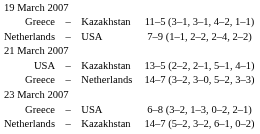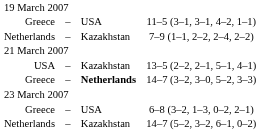(106, 22) Kazakhstan -> (91, 22) USA
(92, 36) USA -> (105, 36) Kazakhstan
(107, 80) normal -> (108, 80) bold
